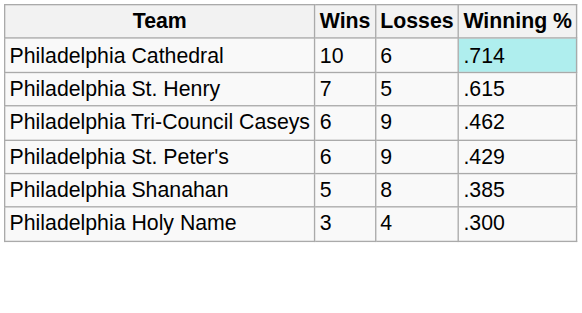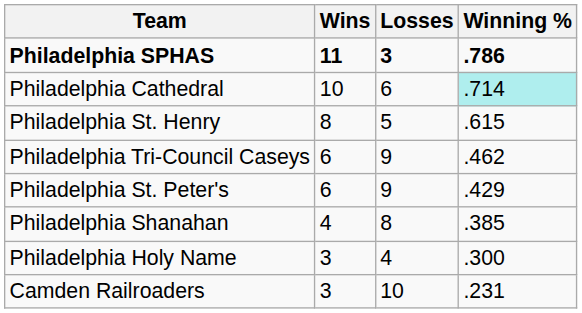+ row: (112, 55)
(326, 88) 7 -> (326, 122) 8
(326, 190) 5 -> (326, 223) 4
+ row: (107, 291)
